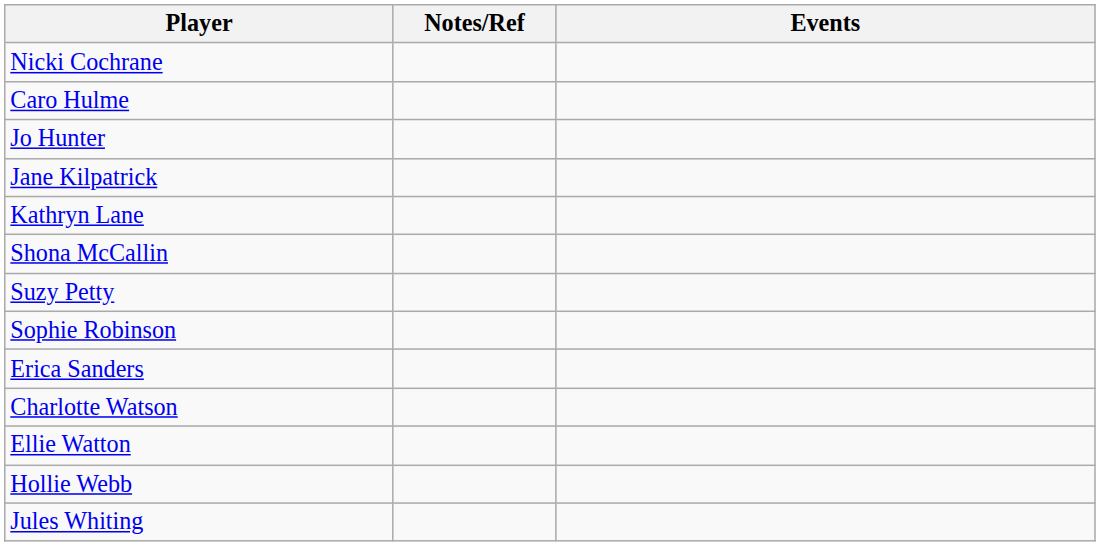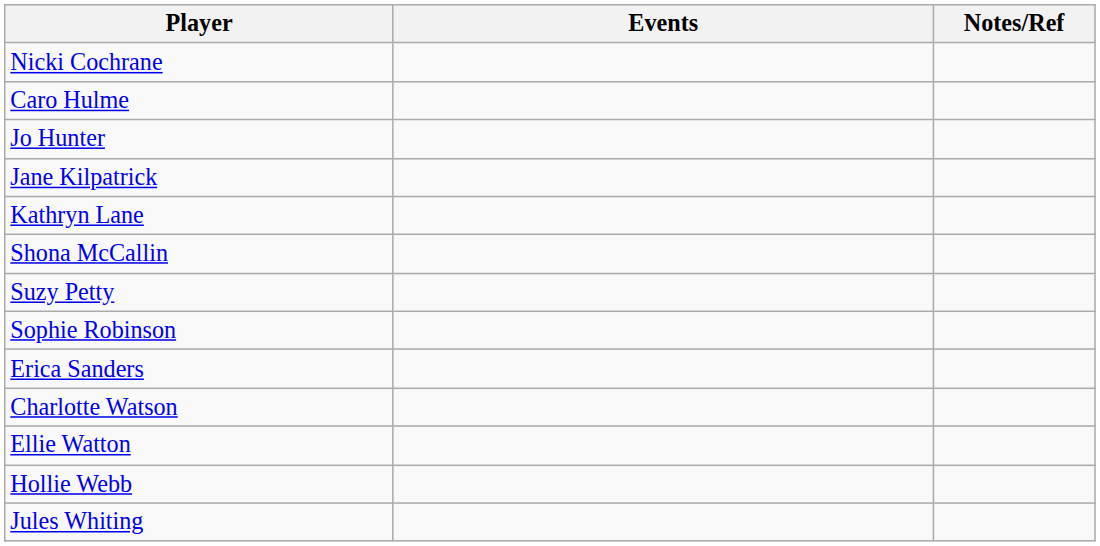columns swapped: (825, 23) <-> (474, 23)
